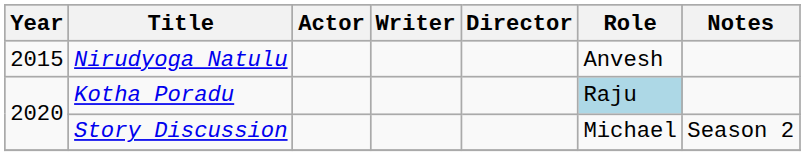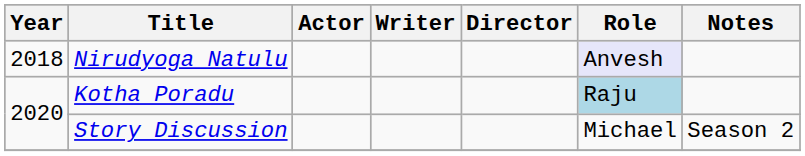(37, 59) 2015 -> (37, 59) 2018
(623, 59) no background -> (623, 59) lavender background
